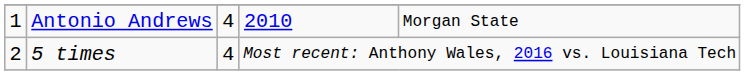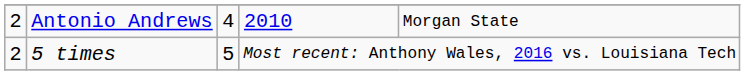(16, 21) 1 -> (16, 21) 2
(228, 54) 4 -> (228, 54) 5
